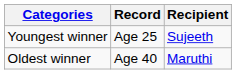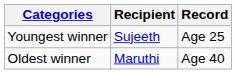columns swapped: (198, 15) <-> (137, 15)
